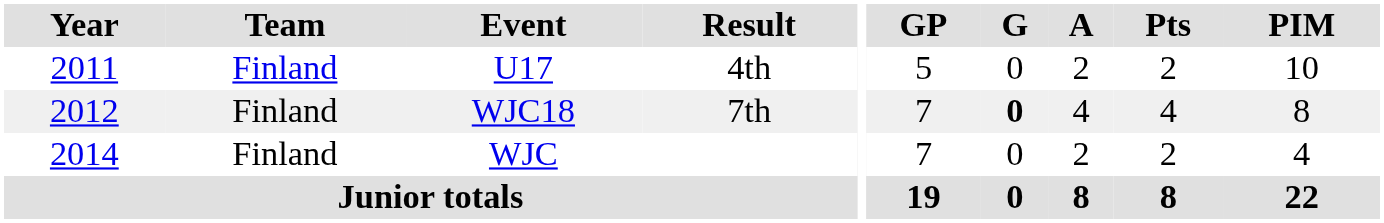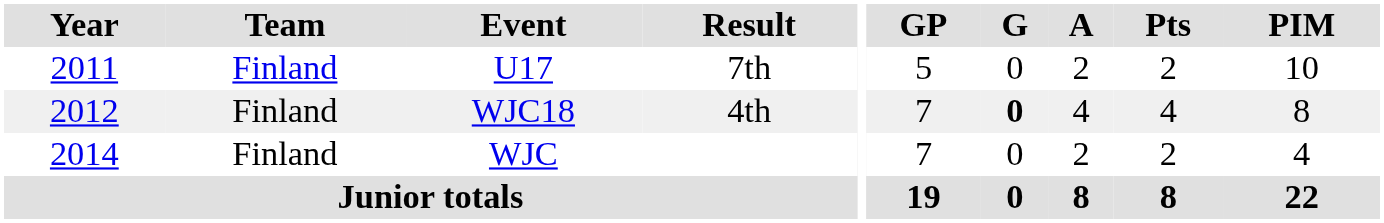(749, 67) 4th -> (749, 67) 7th
(749, 110) 7th -> (749, 110) 4th
